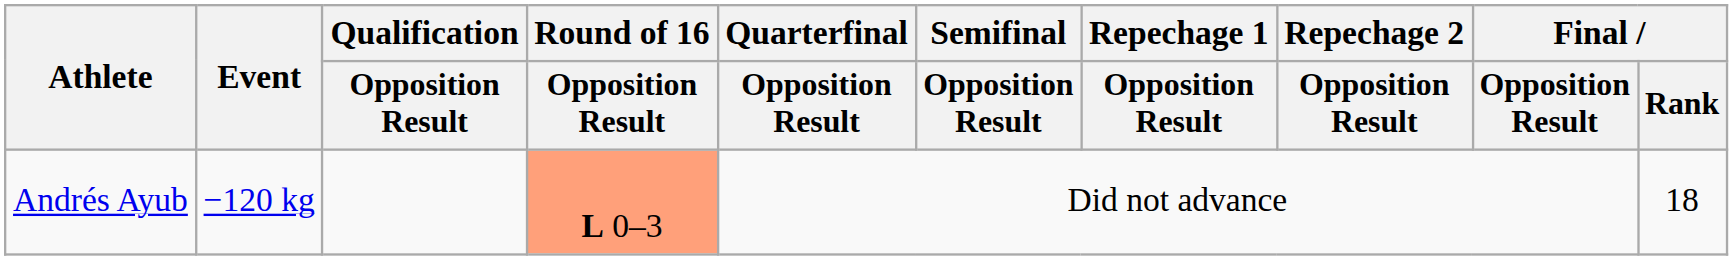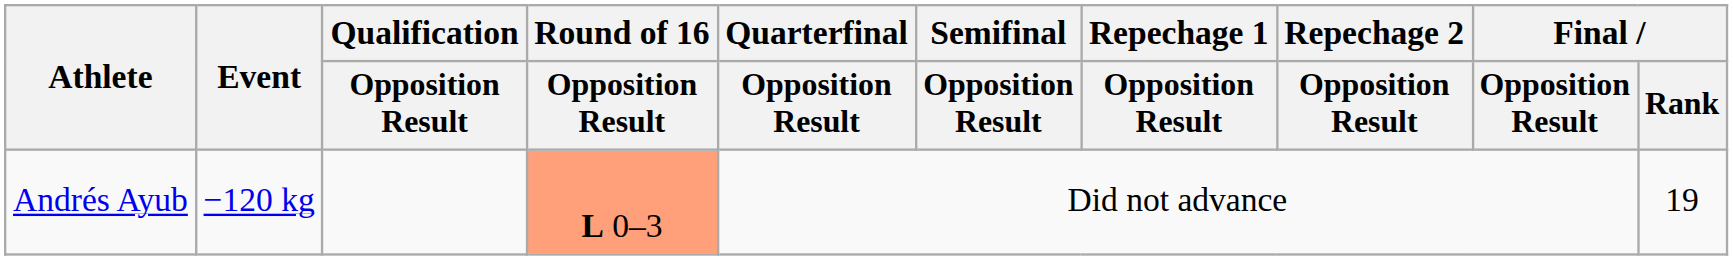(1682, 201) 18 -> (1682, 201) 19
